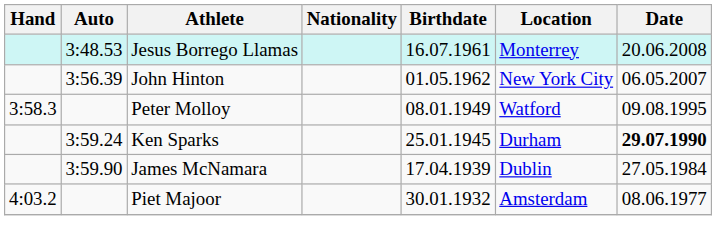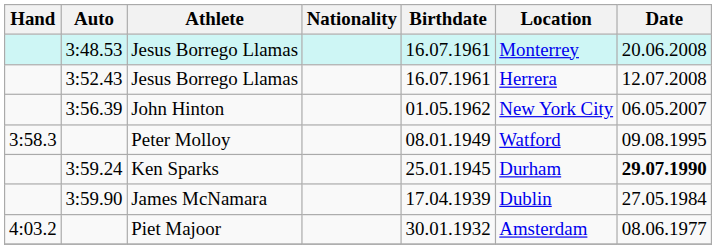+ row: (94, 79)
